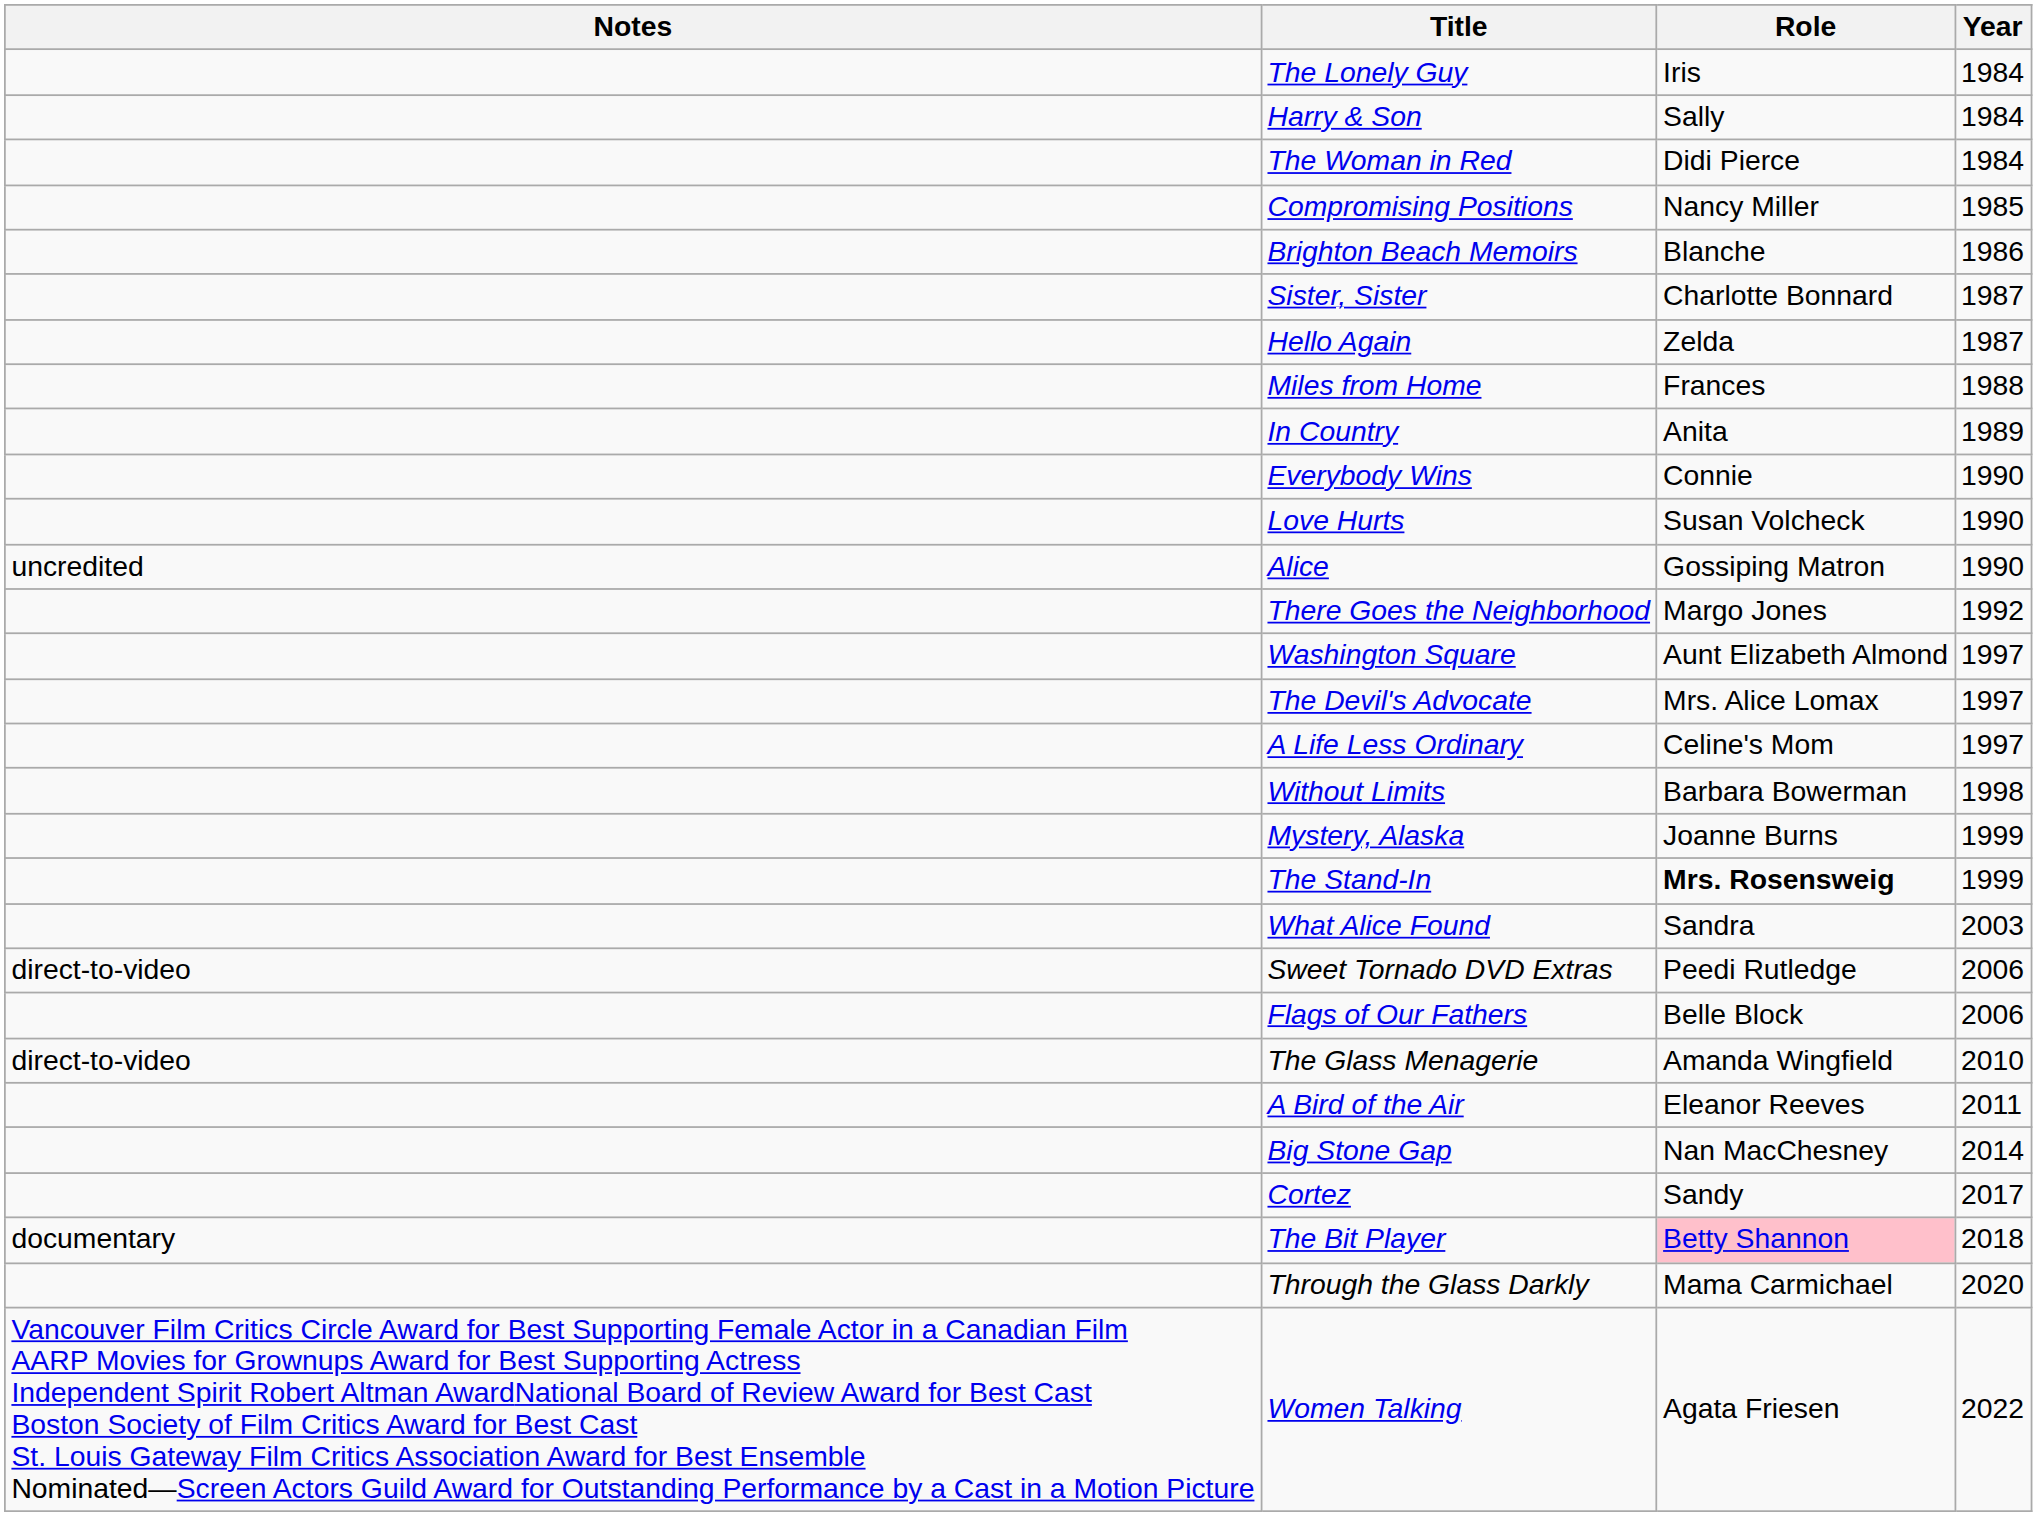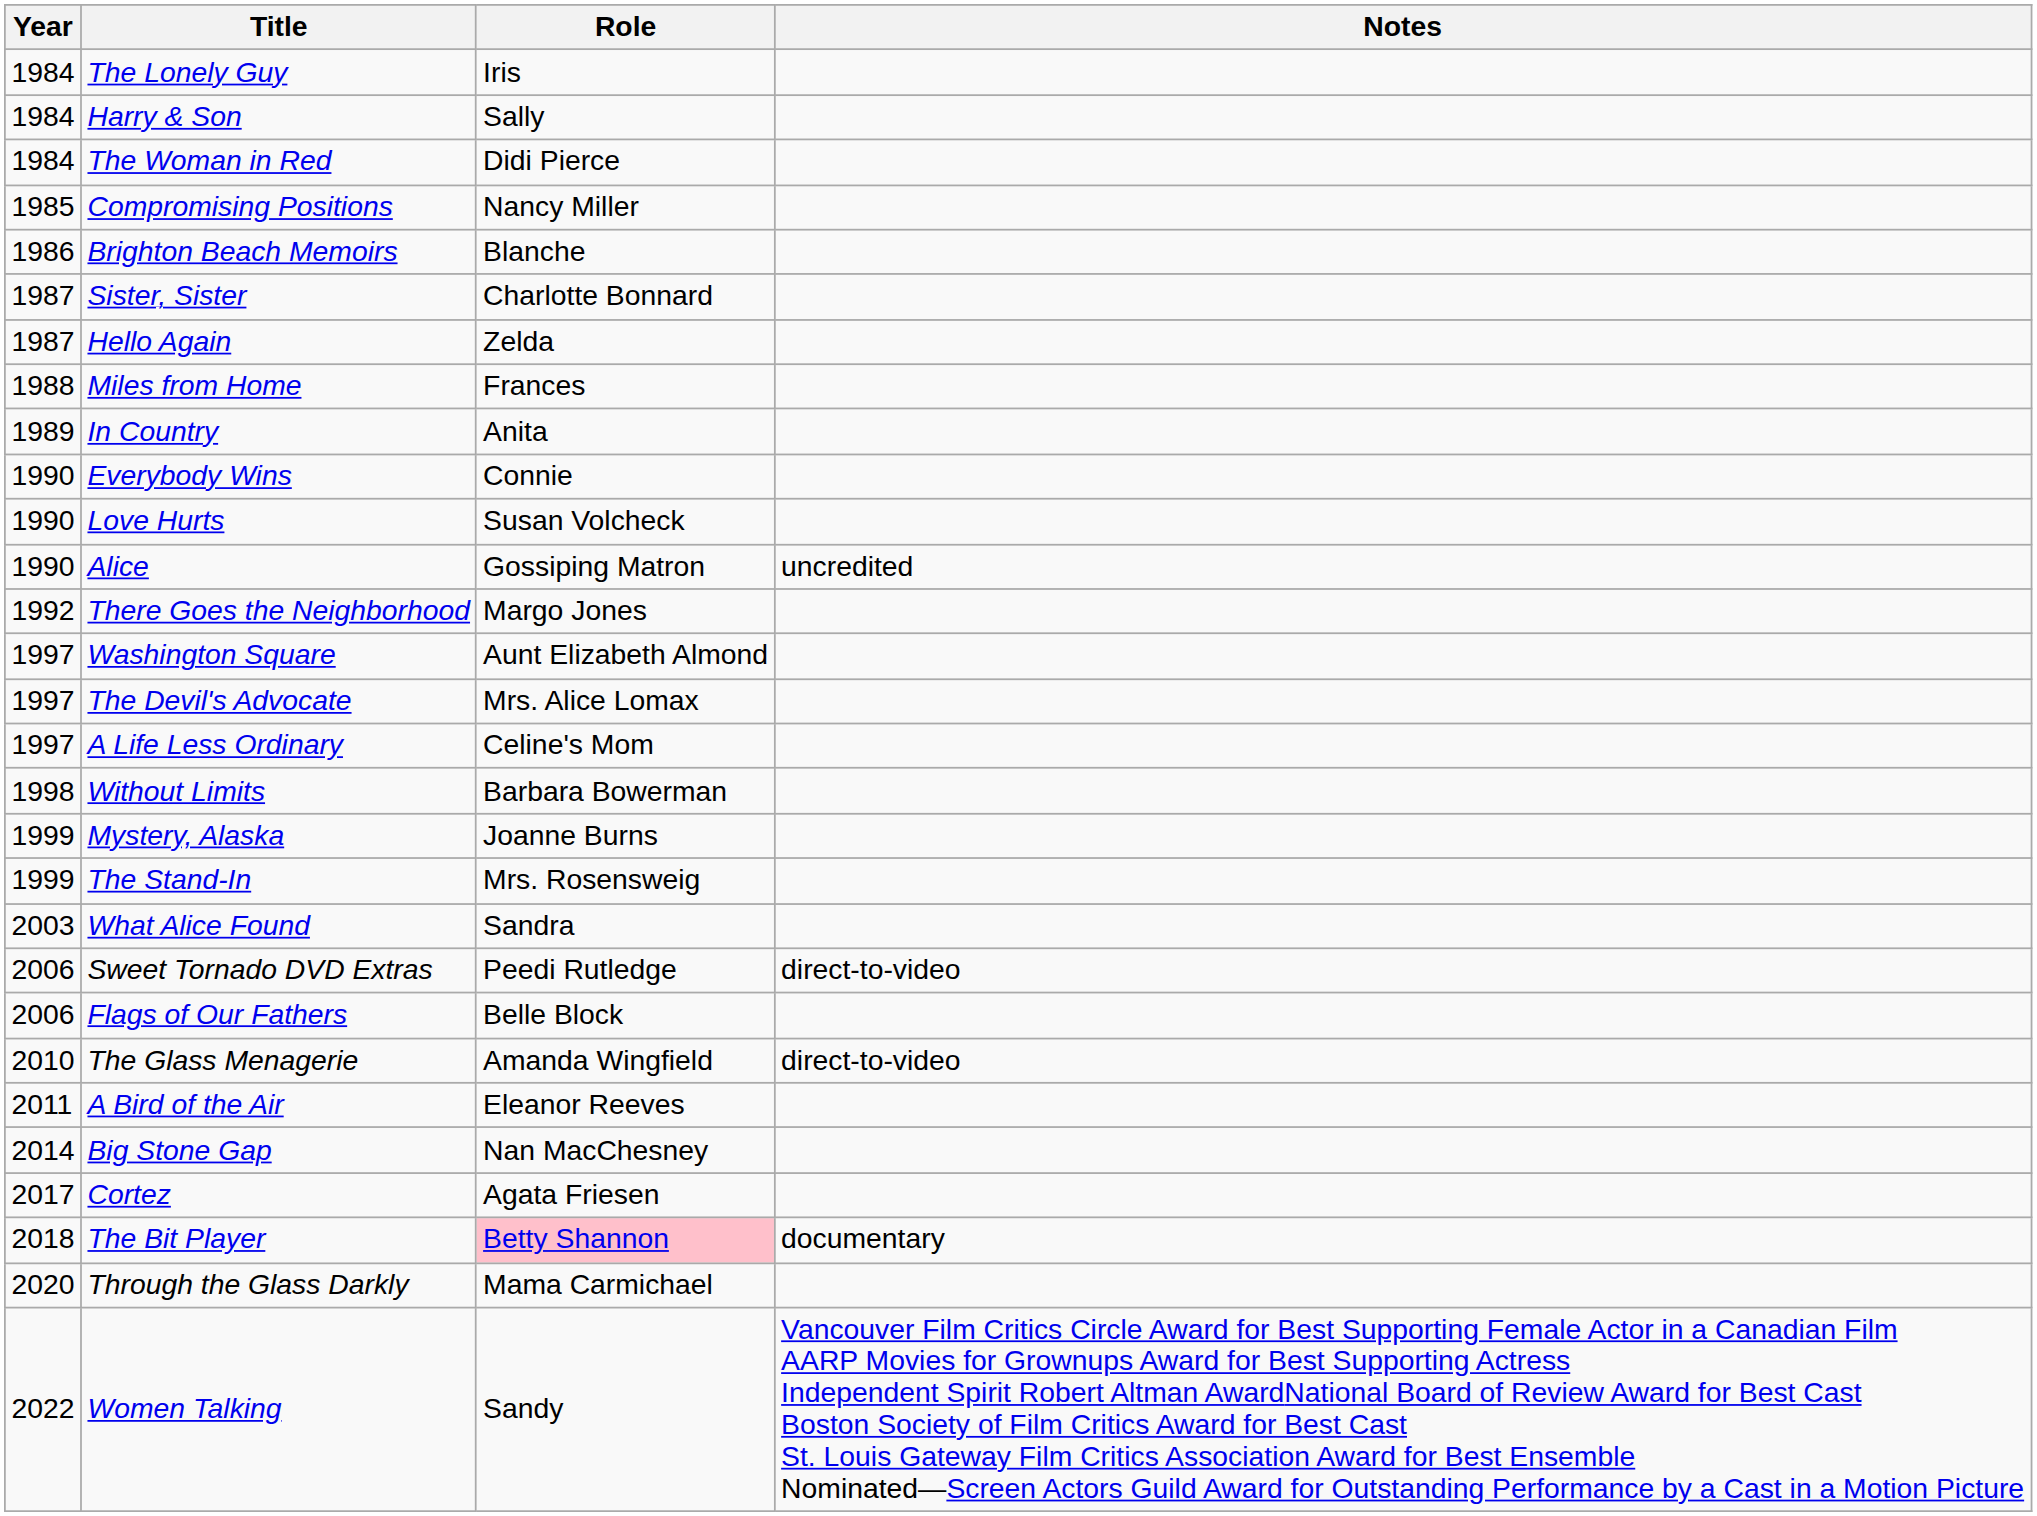columns swapped: (1993, 26) <-> (633, 26)
(1779, 880) bold -> (592, 880) normal
(1703, 1194) Sandy -> (571, 1194) Agata Friesen
(1751, 1409) Agata Friesen -> (523, 1409) Sandy
